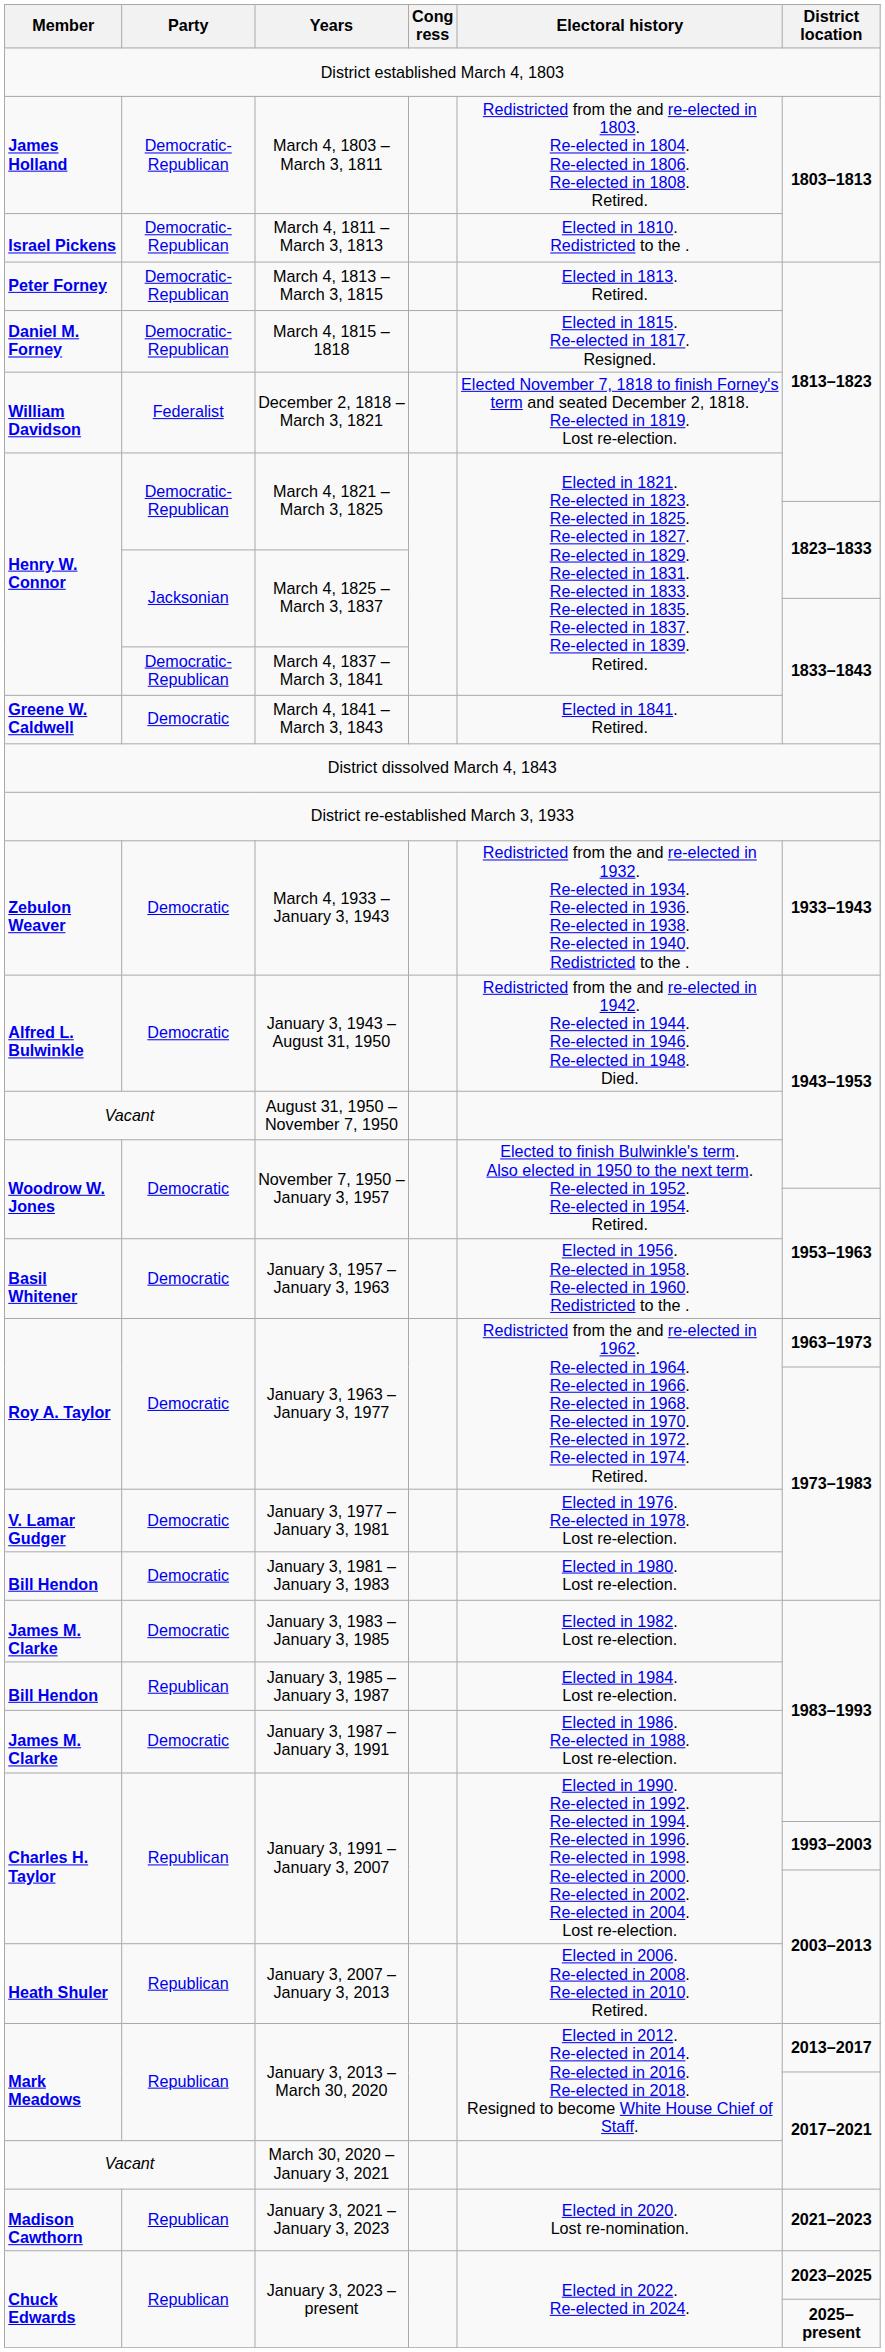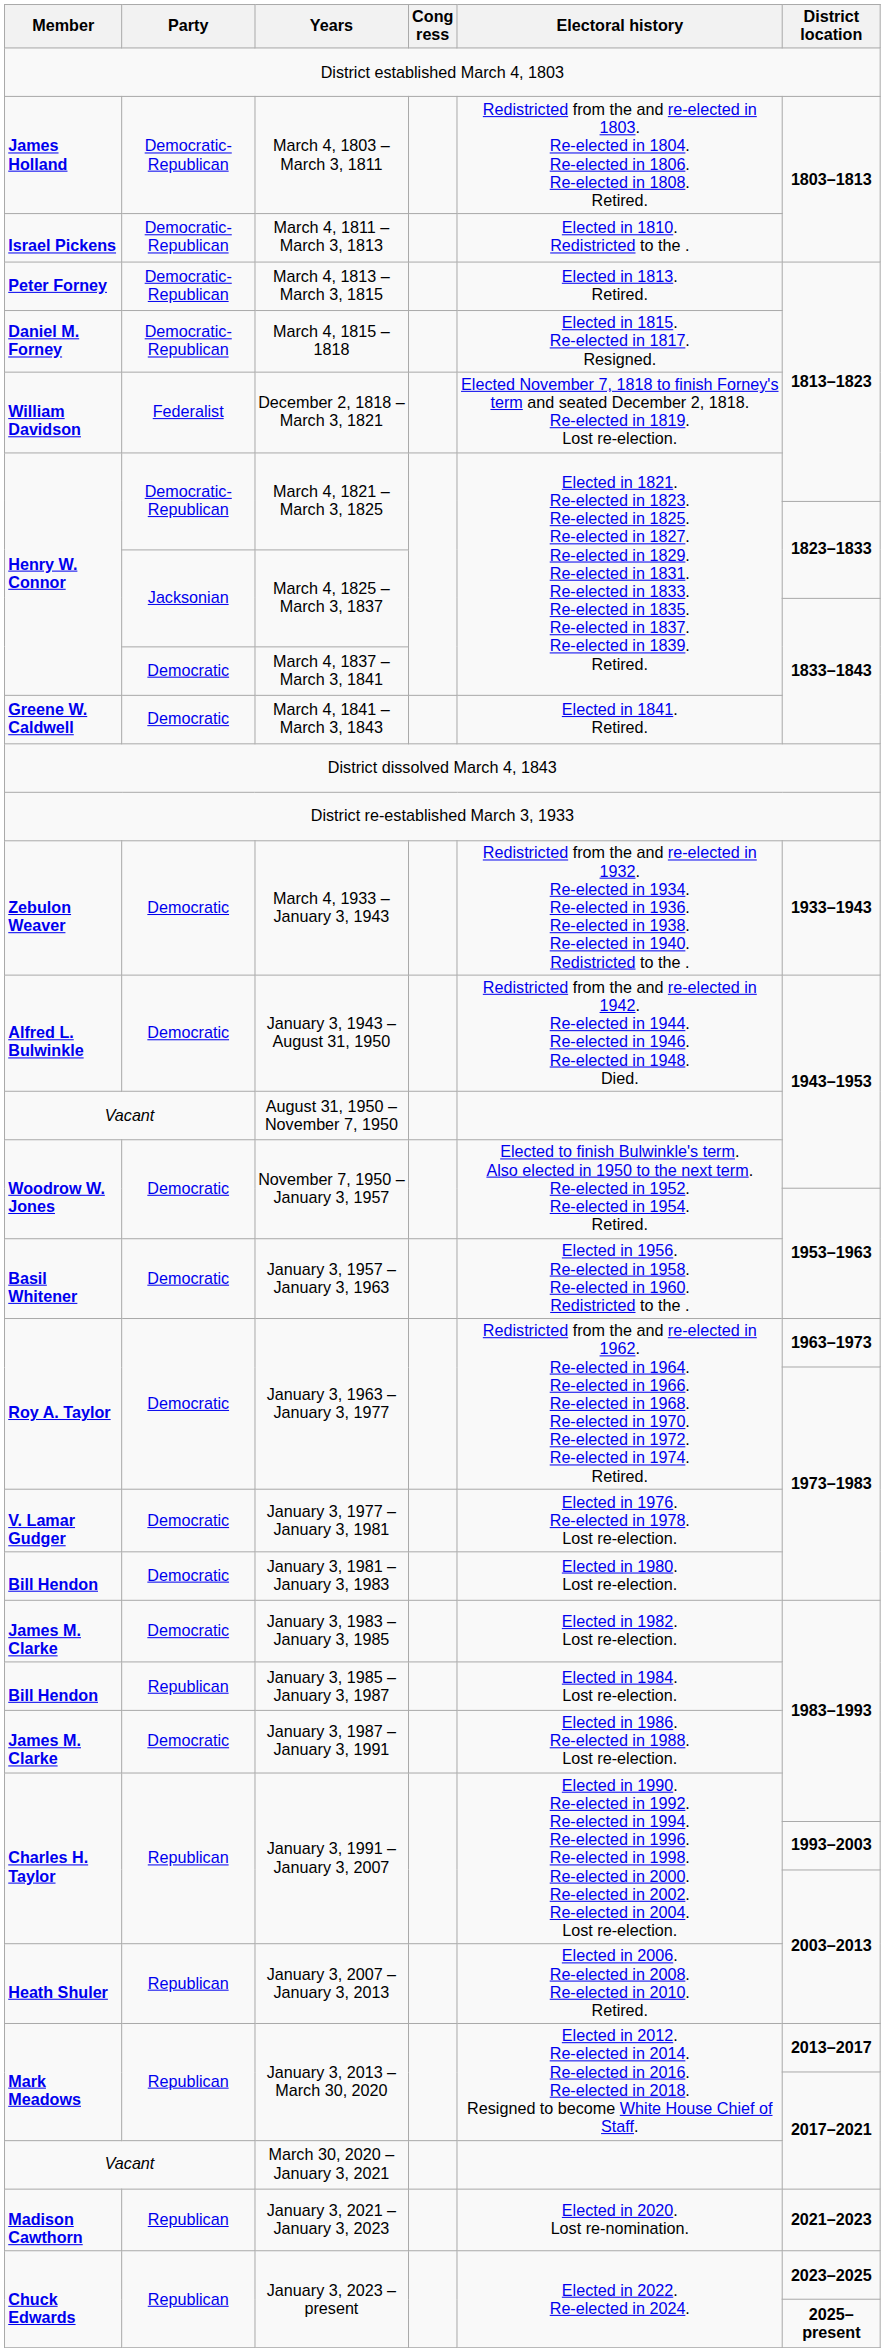(188, 670) Democratic-Republican -> (188, 670) Democratic
